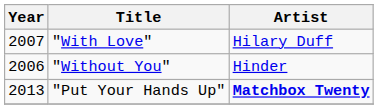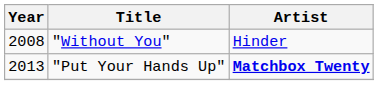- row: (102, 42)
(26, 67) 2006 -> (26, 42) 2008
